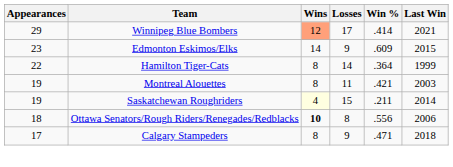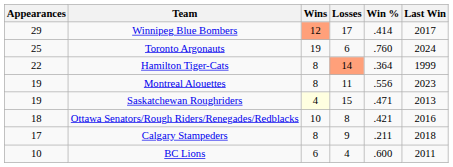(425, 31) 2021 -> (425, 31) 2017
+ row: (185, 48)
- row: (185, 48)
(347, 66) no background -> (347, 66) lightsalmon background
(383, 83) .421 -> (383, 83) .556
(425, 83) 2003 -> (425, 83) 2023
(383, 101) .211 -> (383, 101) .471
(425, 101) 2014 -> (425, 101) 2013
(315, 118) bold -> (315, 118) normal
(383, 118) .556 -> (383, 118) .421
(425, 118) 2006 -> (425, 118) 2016
(383, 136) .471 -> (383, 136) .211
+ row: (185, 153)
